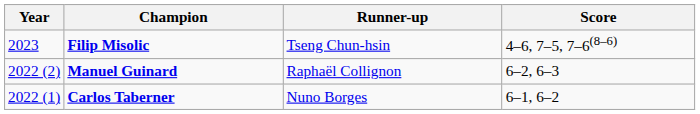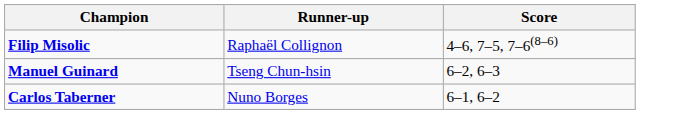- column: (34, 17)
(338, 44) Tseng Chun-hsin -> (285, 44) Raphaël Collignon
(344, 71) Raphaël Collignon -> (279, 71) Tseng Chun-hsin
